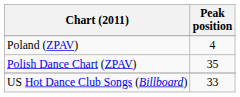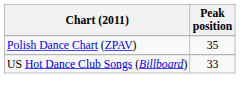- row: (43, 45)
